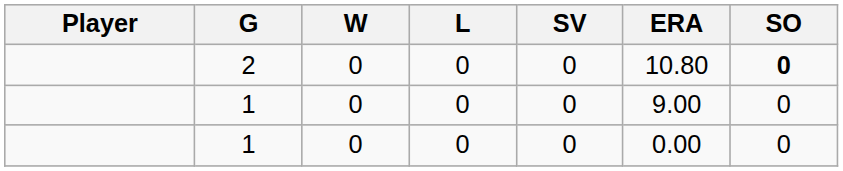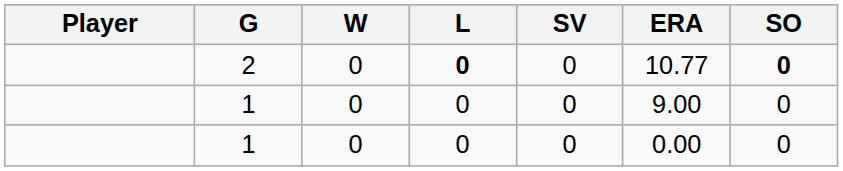(463, 64) normal -> (463, 64) bold
(677, 64) 10.80 -> (677, 64) 10.77
